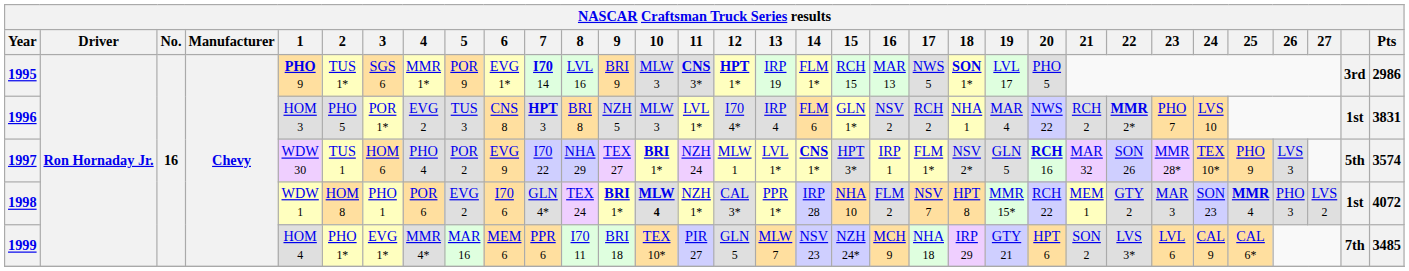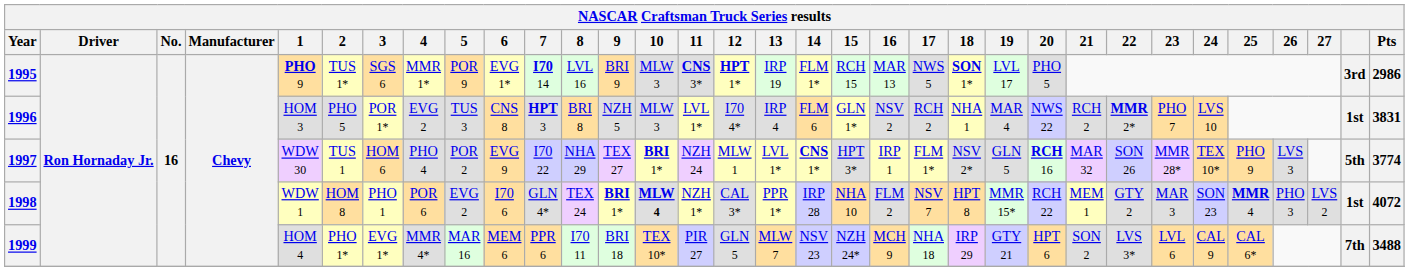(1387, 160) 3574 -> (1387, 160) 3774
(1387, 245) 3485 -> (1387, 245) 3488
